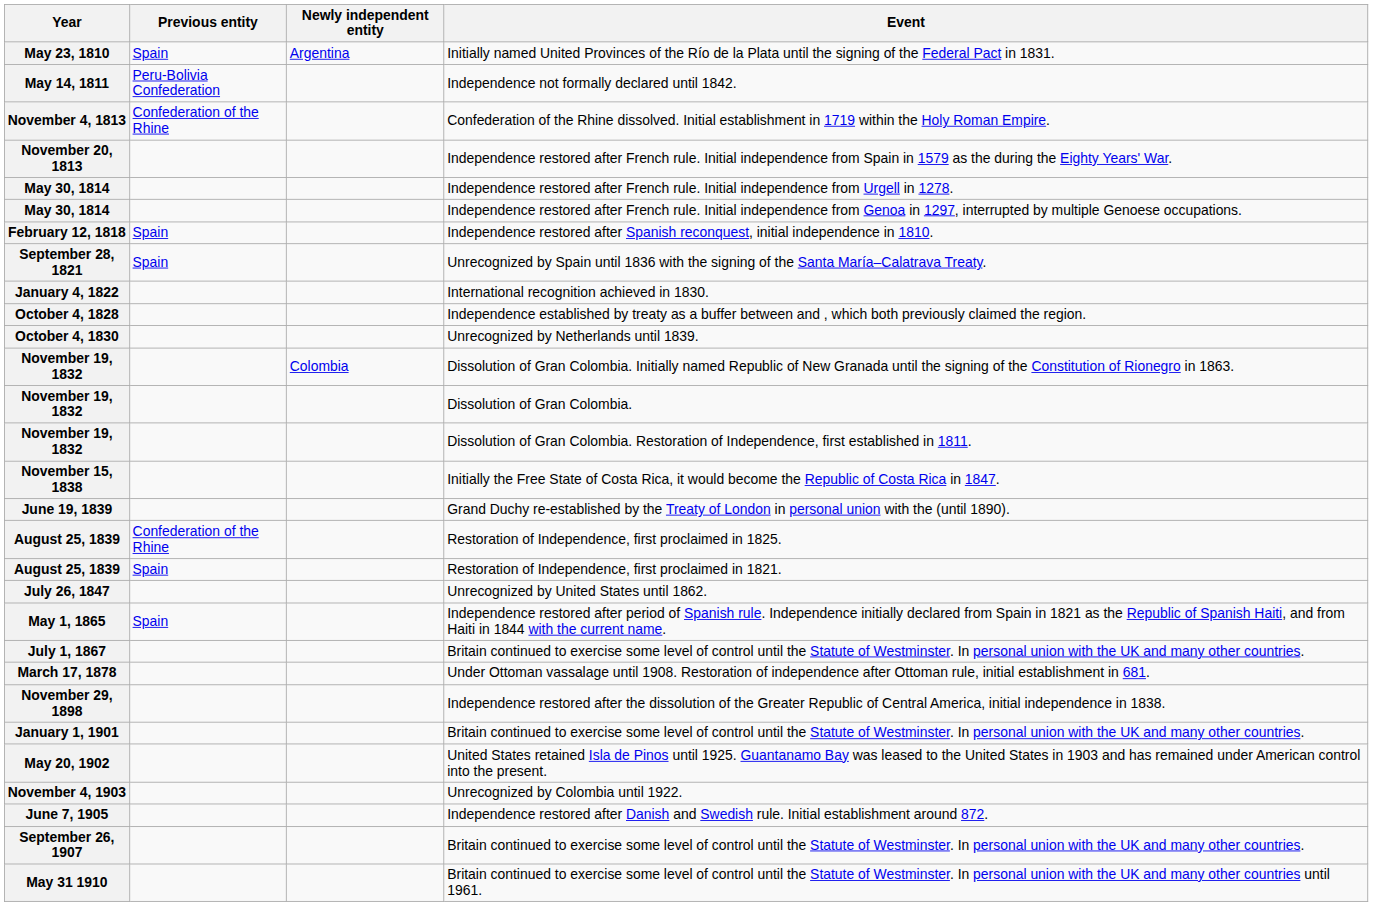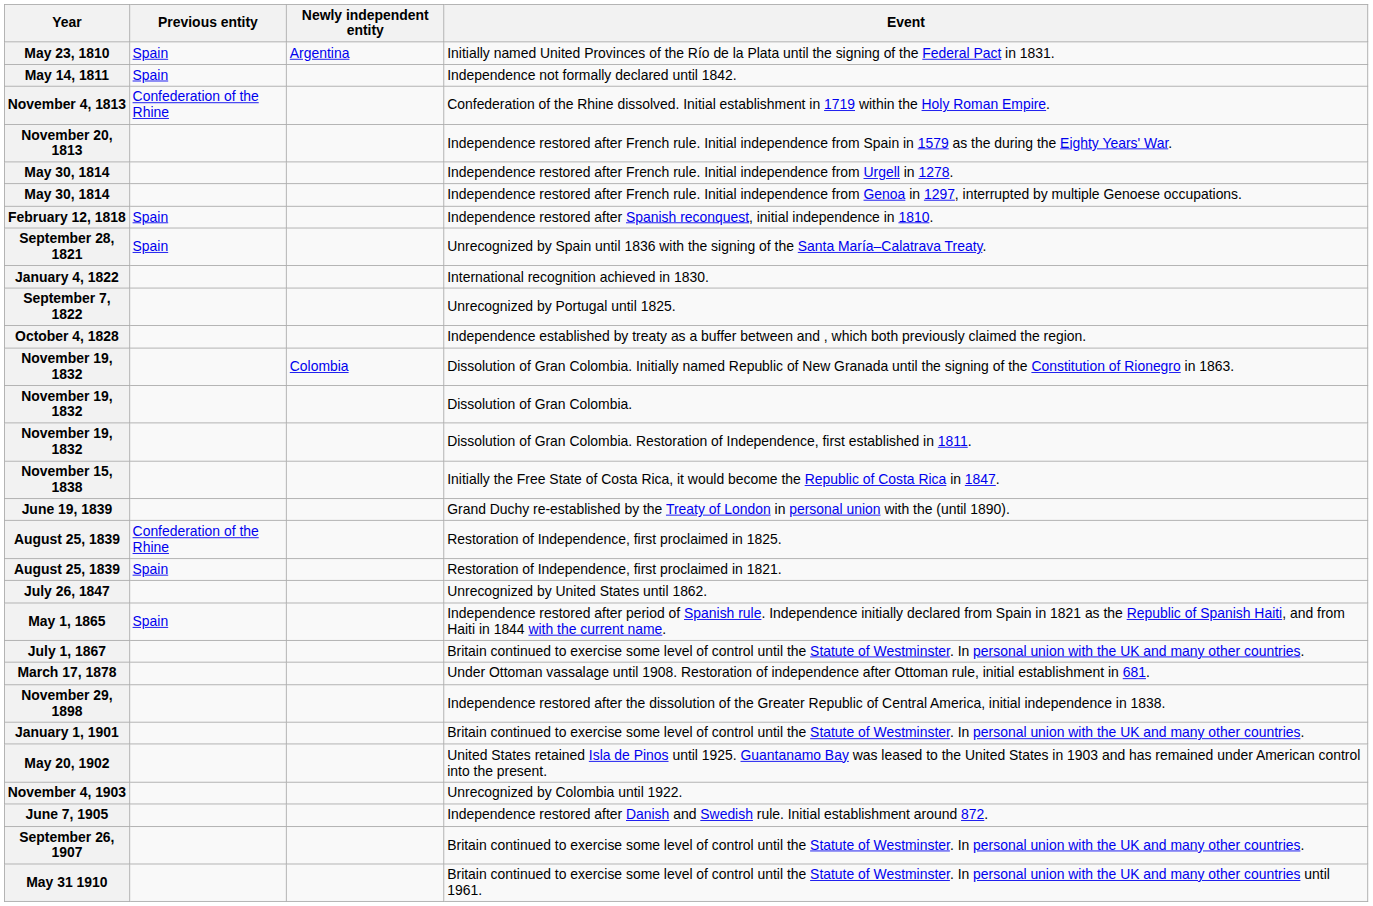(176, 83) Peru-Bolivia Confederation -> (150, 75) Spain
+ row: (67, 306)
- row: (67, 336)
